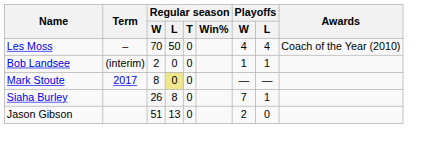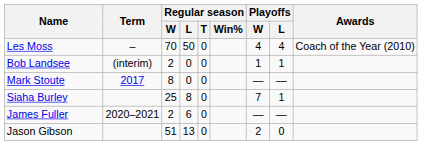(174, 81) khaki background -> (189, 81) no background
(156, 98) 26 -> (171, 98) 25
+ row: (37, 115)
